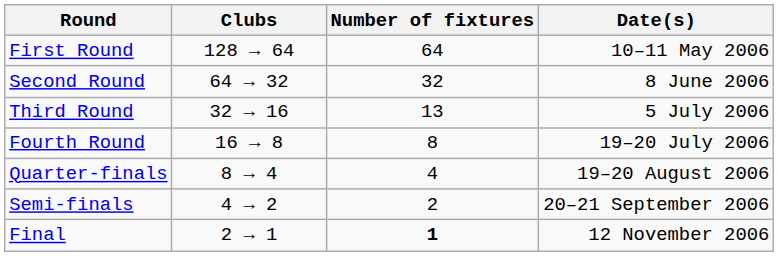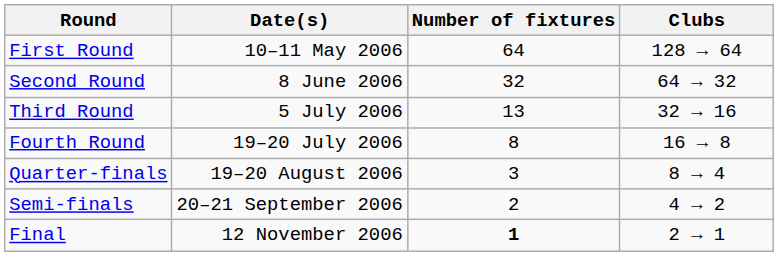columns swapped: (656, 20) <-> (249, 20)
(432, 174) 4 -> (514, 174) 3
